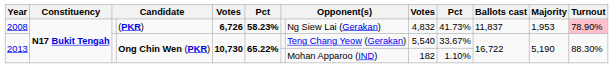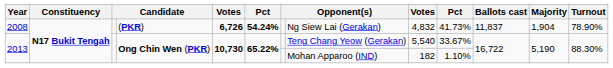(263, 26) 58.23% -> (263, 26) 54.24%
(543, 26) 1,953 -> (543, 26) 1,904
(587, 26) pink background -> (587, 26) no background
